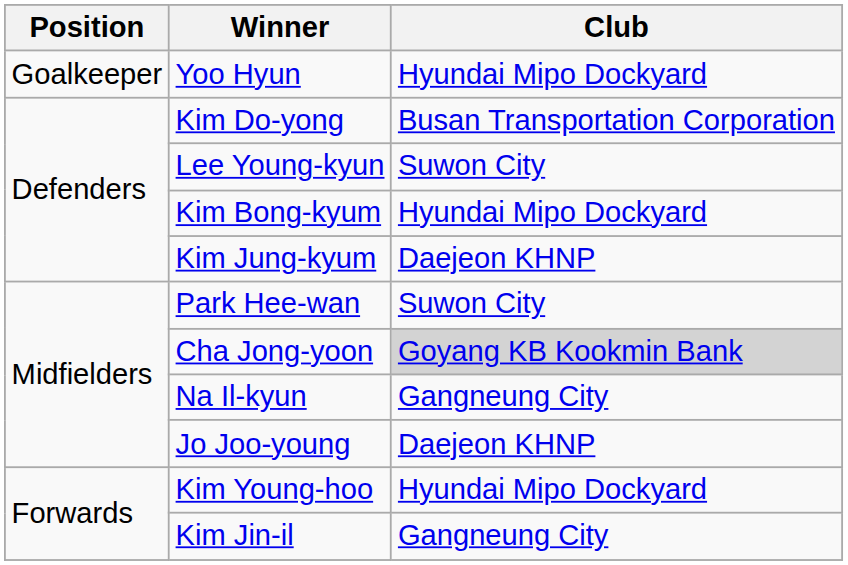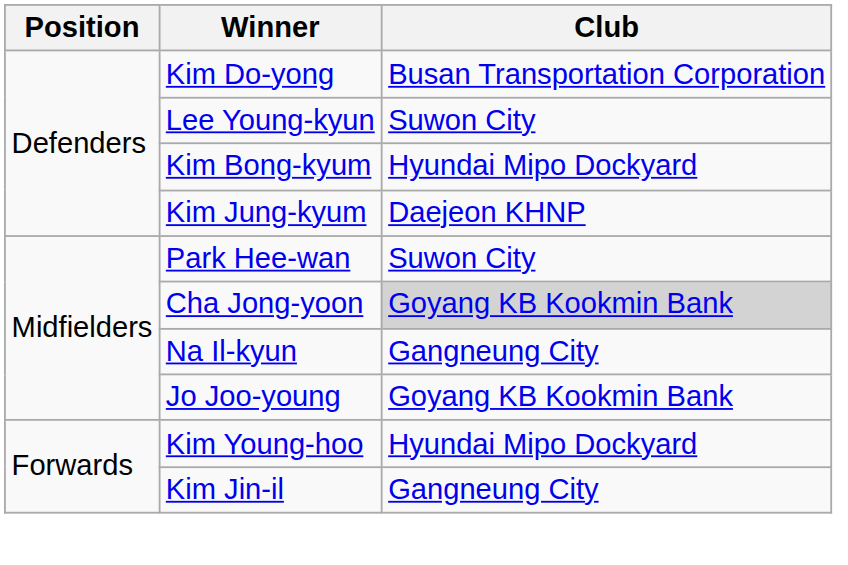- row: (238, 73)
(497, 443) Daejeon KHNP -> (561, 397) Goyang KB Kookmin Bank
